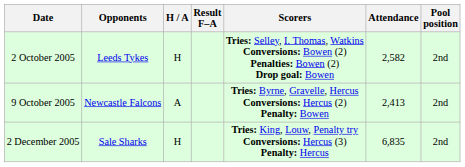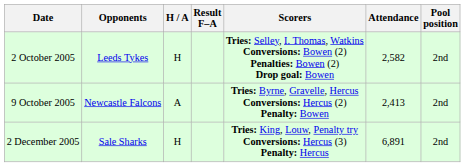(393, 141) 6,835 -> (393, 141) 6,891
